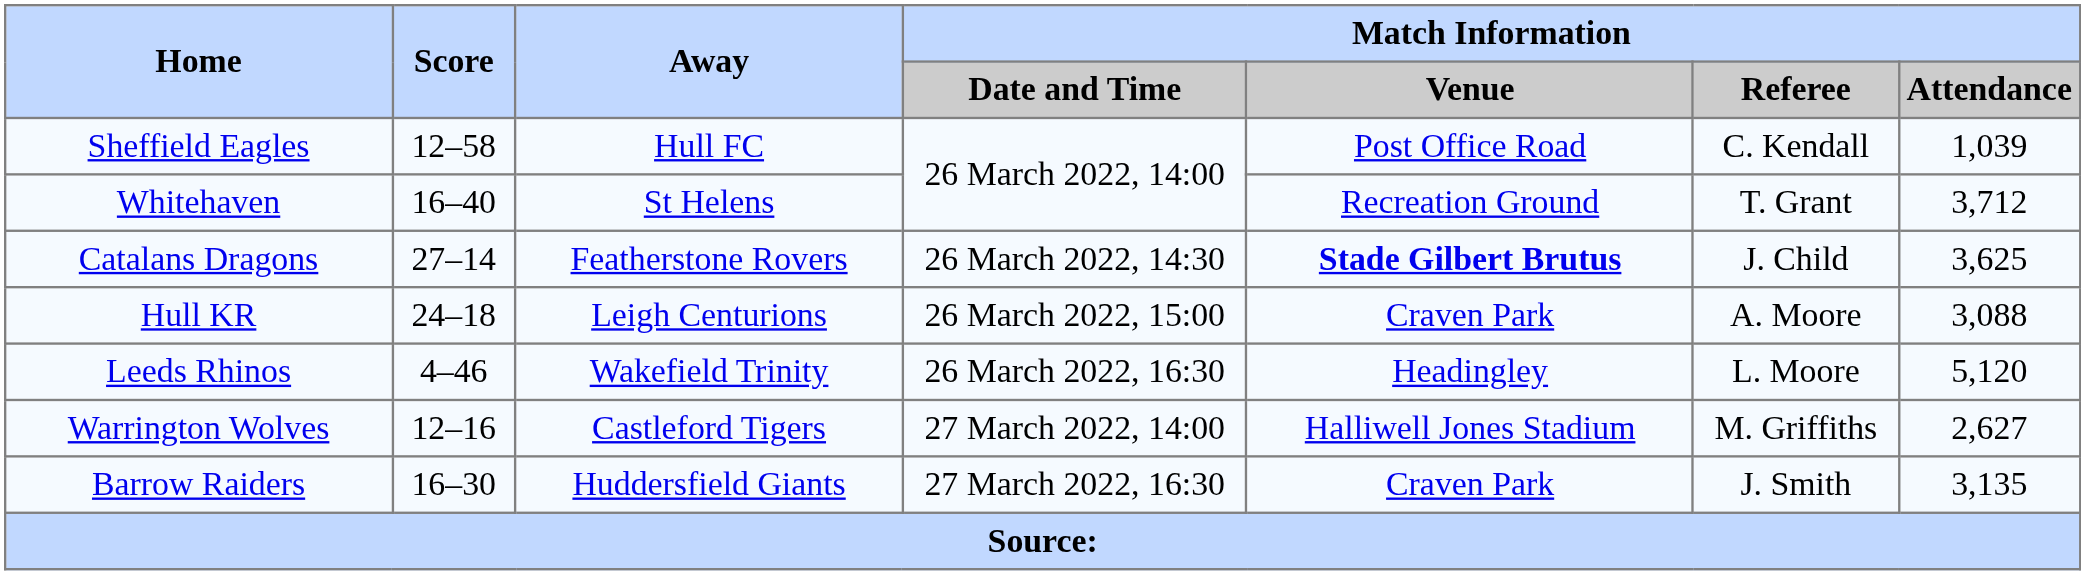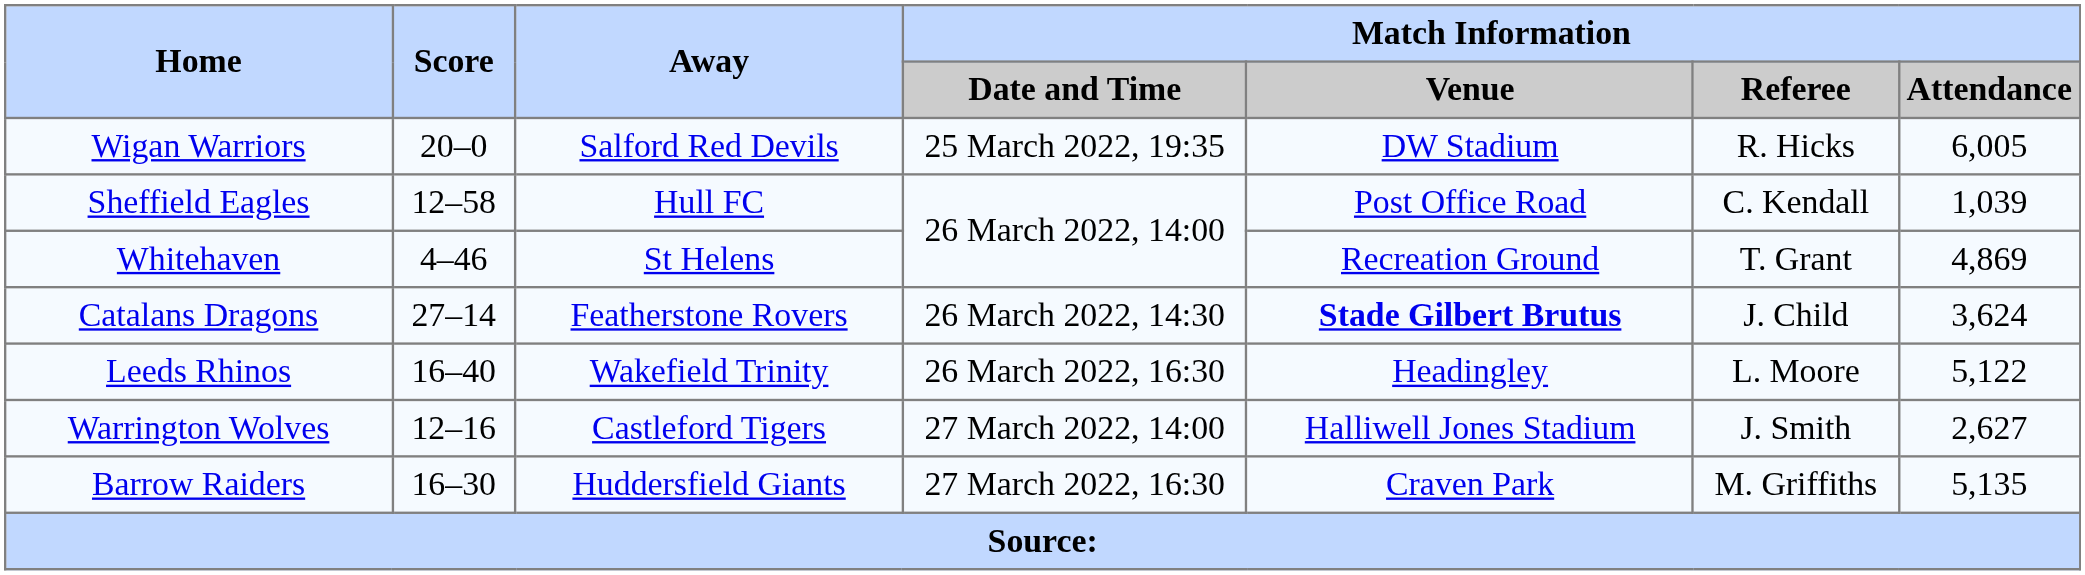+ row: (199, 145)
(454, 201) 16–40 -> (454, 258) 4–46
(1989, 201) 3,712 -> (1989, 258) 4,869
(1989, 258) 3,625 -> (1989, 314) 3,624
- row: (199, 314)
(454, 371) 4–46 -> (454, 371) 16–40
(1989, 371) 5,120 -> (1989, 371) 5,122
(1796, 427) M. Griffiths -> (1796, 427) J. Smith
(1796, 483) J. Smith -> (1796, 483) M. Griffiths
(1989, 483) 3,135 -> (1989, 483) 5,135
